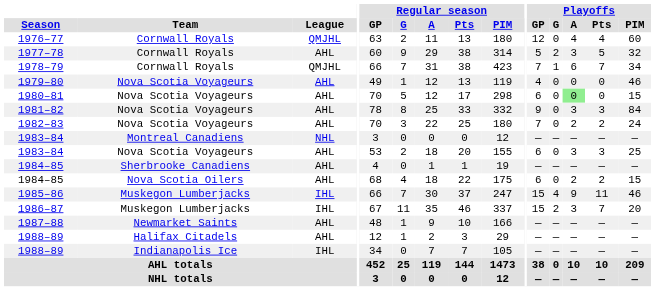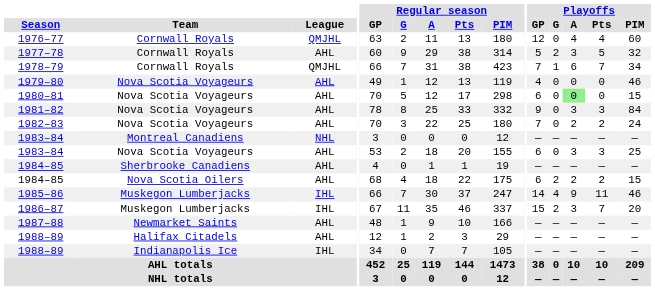(556, 180) 0 -> (556, 180) 2
(538, 194) 15 -> (538, 194) 14
